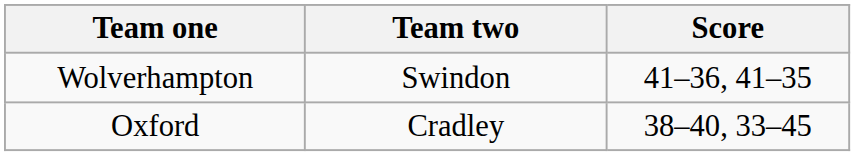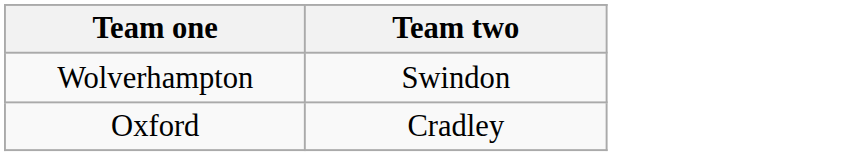- column: (728, 28)
